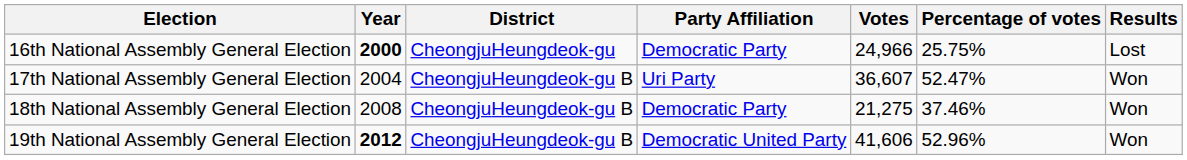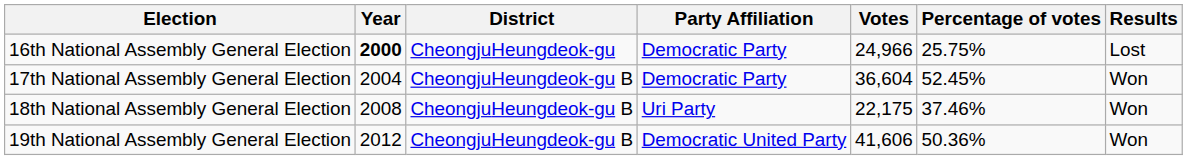(678, 79) Uri Party -> (714, 79) Democratic Party
(884, 79) 36,607 -> (884, 79) 36,604
(953, 79) 52.47% -> (953, 79) 52.45%
(714, 109) Democratic Party -> (678, 109) Uri Party
(884, 109) 21,275 -> (884, 109) 22,175
(381, 139) bold -> (381, 139) normal
(953, 139) 52.96% -> (953, 139) 50.36%
